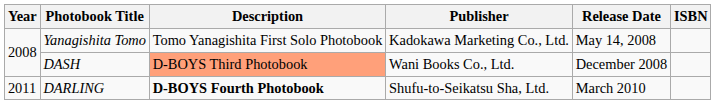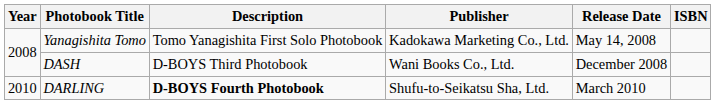(230, 64) lightsalmon background -> (230, 64) no background
(22, 88) 2011 -> (22, 88) 2010
